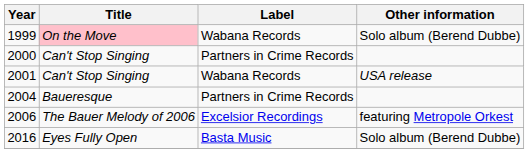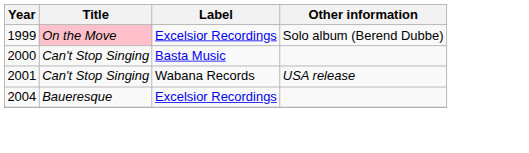(251, 35) Wabana Records -> (216, 35) Excelsior Recordings
(277, 55) Partners in Crime Records -> (190, 55) Basta Music
(277, 96) Partners in Crime Records -> (216, 96) Excelsior Recordings
- row: (22, 117)
- row: (22, 138)
